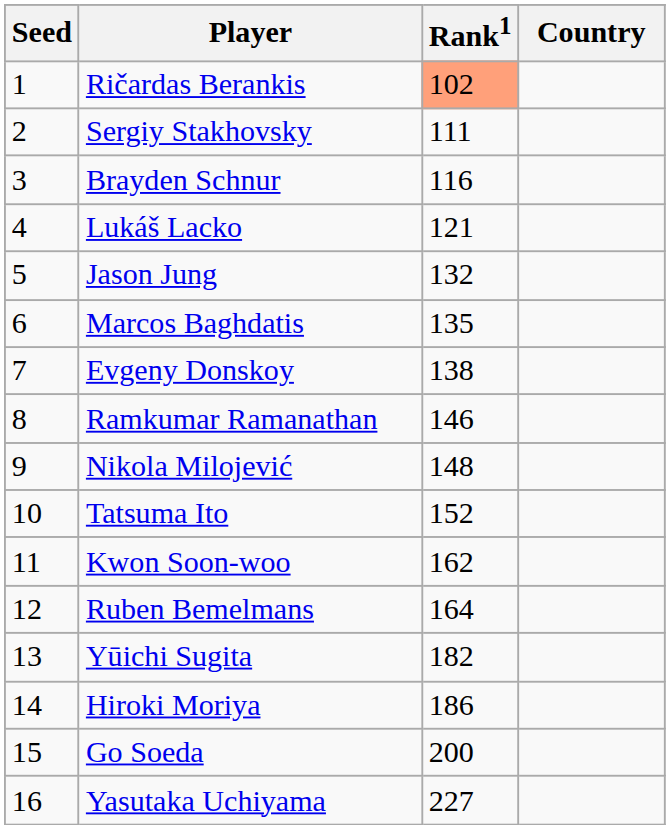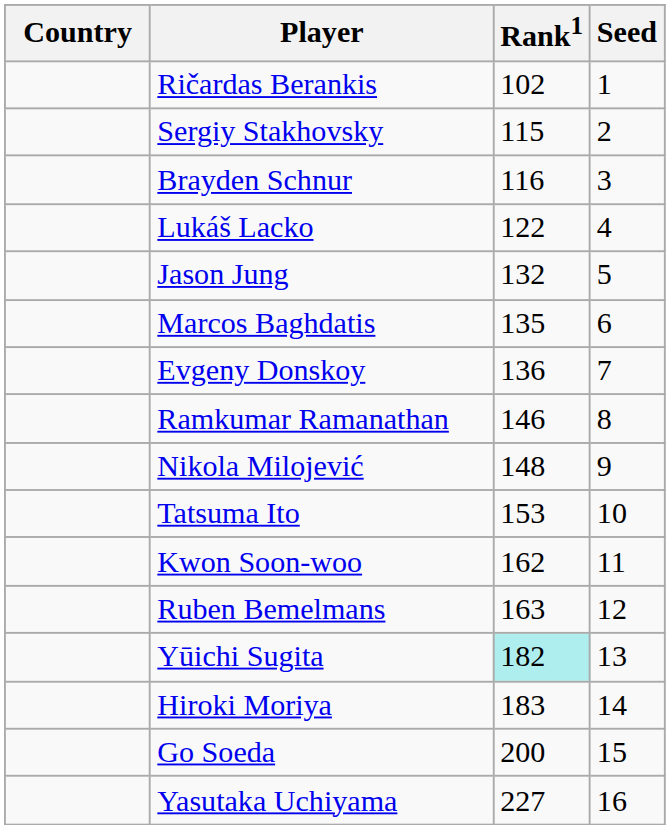columns swapped: (591, 32) <-> (42, 32)
(451, 84) lightsalmon background -> (523, 84) no background
(450, 131) 111 -> (522, 131) 115
(451, 227) 121 -> (523, 227) 122
(451, 370) 138 -> (523, 370) 136
(451, 513) 152 -> (523, 513) 153
(451, 608) 164 -> (523, 608) 163
(451, 656) no background -> (523, 656) paleturquoise background
(451, 704) 186 -> (523, 704) 183
